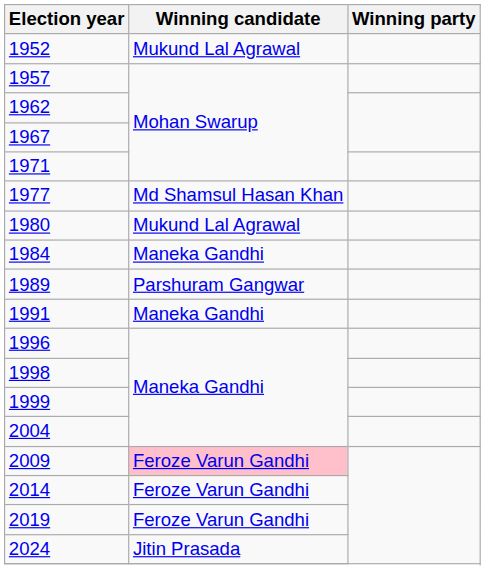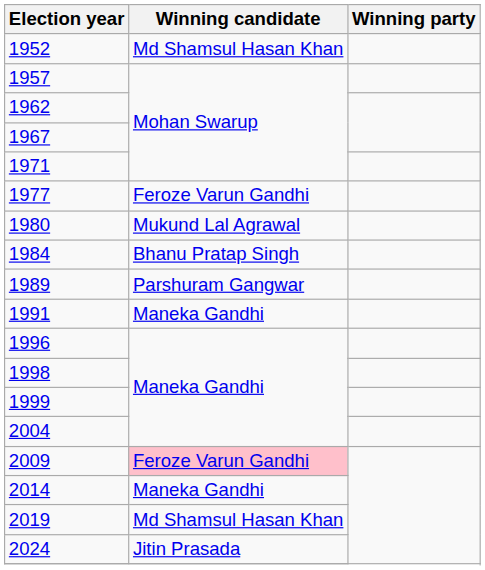(217, 48) Mukund Lal Agrawal -> (238, 48) Md Shamsul Hasan Khan
(238, 195) Md Shamsul Hasan Khan -> (221, 195) Feroze Varun Gandhi
(198, 254) Maneka Gandhi -> (216, 254) Bhanu Pratap Singh
(221, 490) Feroze Varun Gandhi -> (198, 490) Maneka Gandhi
(221, 519) Feroze Varun Gandhi -> (238, 519) Md Shamsul Hasan Khan
